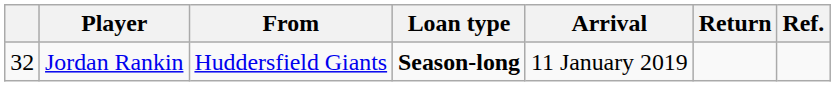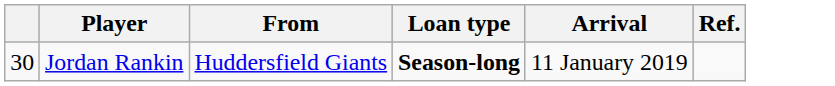- column: (735, 23)
(22, 61) 32 -> (22, 61) 30
